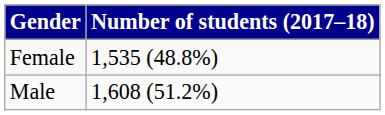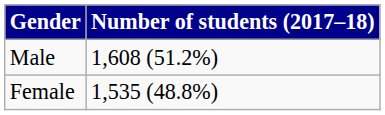rows swapped: (42, 57) <-> (32, 92)
